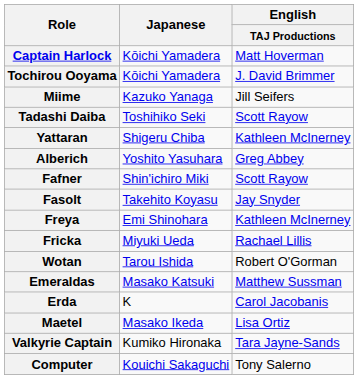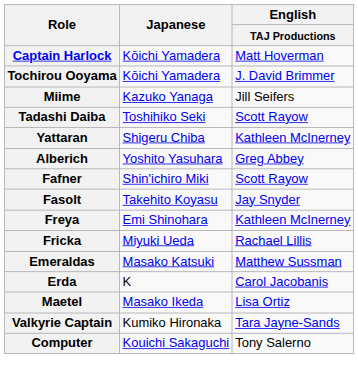- row: (62, 261)
